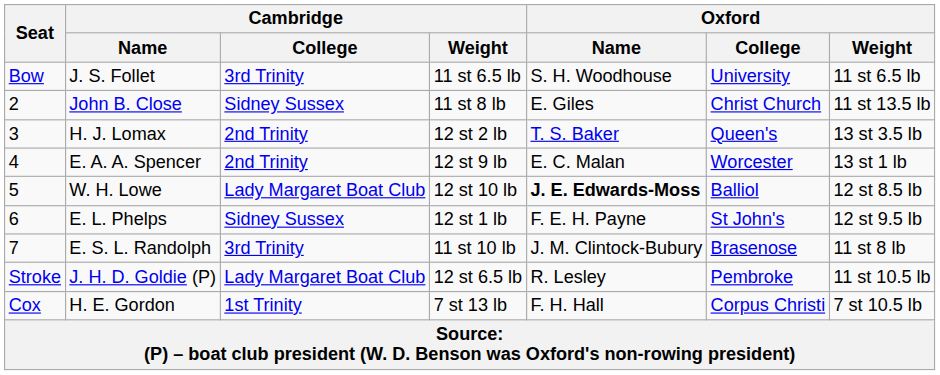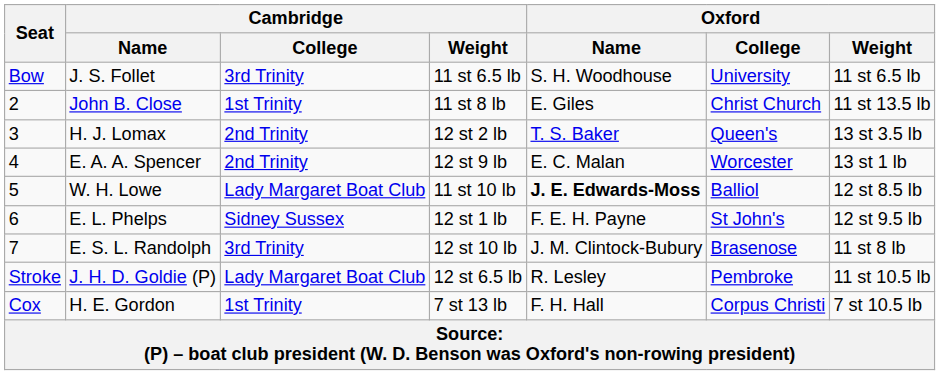(284, 104) Sidney Sussex -> (263, 104) 1st Trinity
(475, 190) 12 st 10 lb -> (475, 190) 11 st 10 lb
(475, 248) 11 st 10 lb -> (475, 248) 12 st 10 lb
